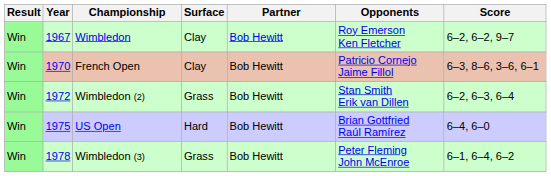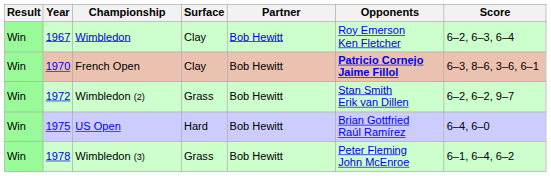(480, 36) 6–2, 6–2, 9–7 -> (480, 36) 6–2, 6–3, 6–4
(377, 66) normal -> (381, 66) bold
(480, 96) 6–2, 6–3, 6–4 -> (480, 96) 6–2, 6–2, 9–7
